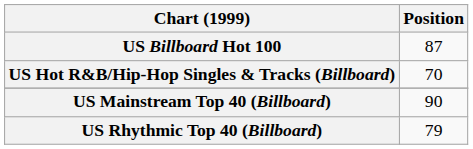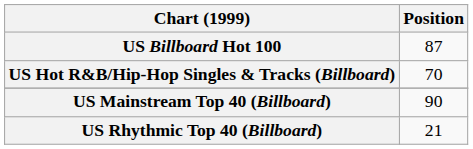(434, 130) 79 -> (434, 130) 21
